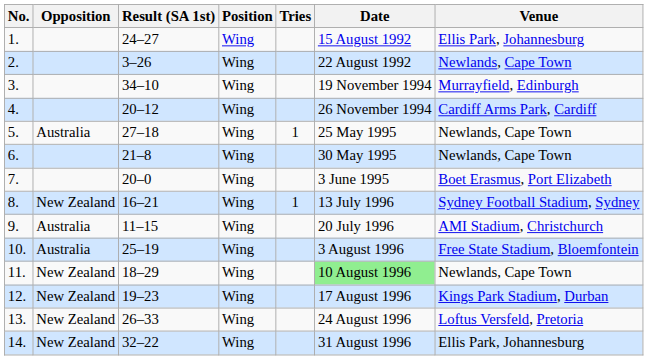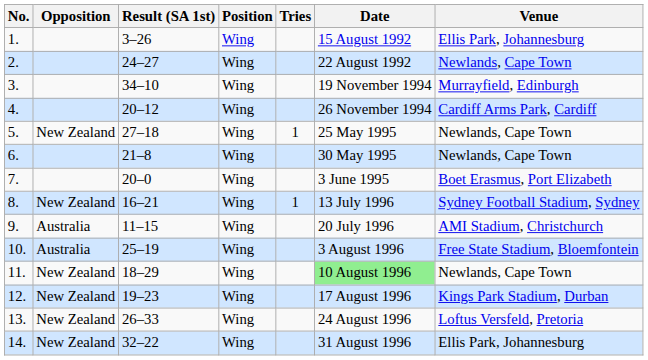(140, 39) 24–27 -> (137, 39) 3–26
(137, 62) 3–26 -> (140, 62) 24–27
(63, 132) Australia -> (76, 132) New Zealand
